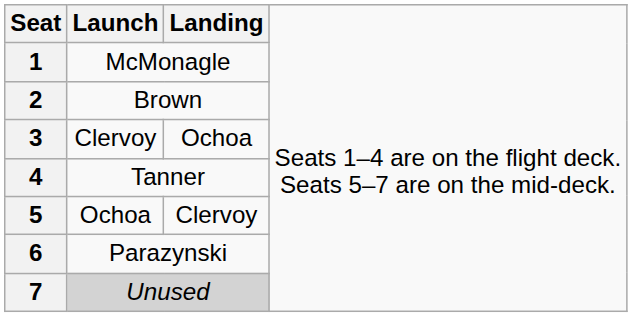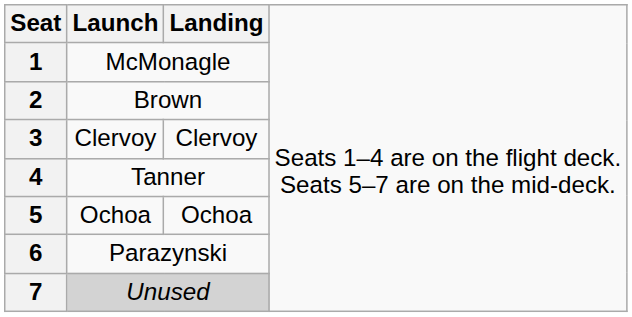(216, 138) Ochoa -> (216, 138) Clervoy
(216, 215) Clervoy -> (216, 215) Ochoa
